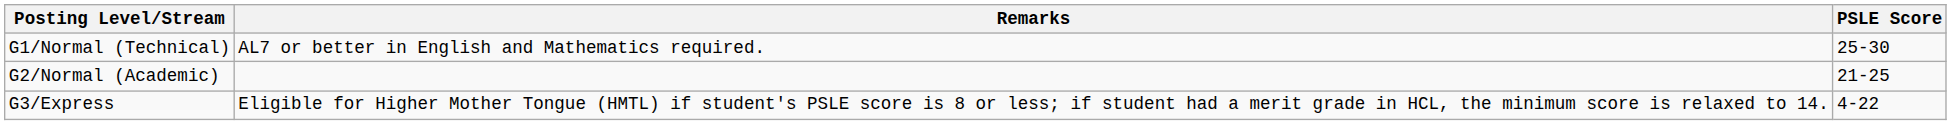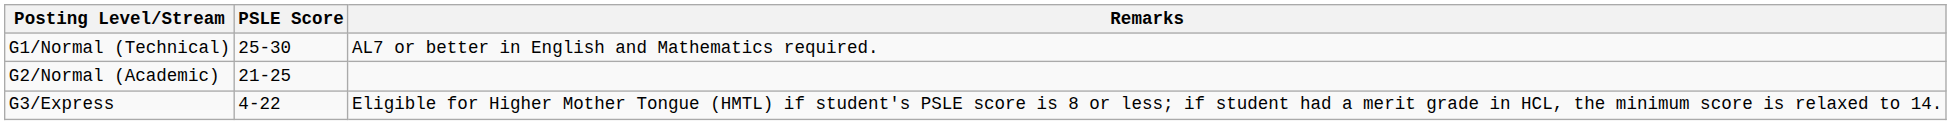columns swapped: (1890, 19) <-> (1034, 19)
